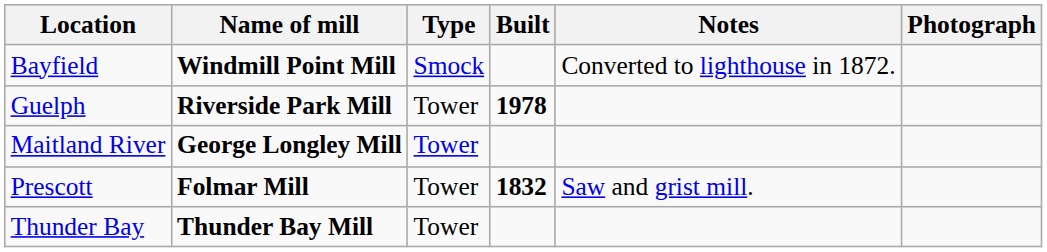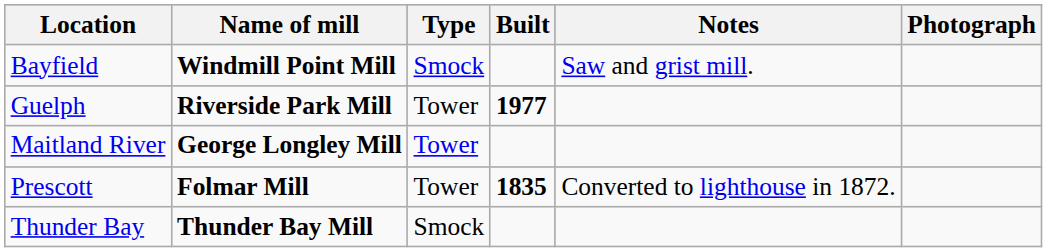(729, 65) Converted to lighthouse in 1872. -> (658, 65) Saw and grist mill.
(521, 105) 1978 -> (521, 105) 1977
(521, 186) 1832 -> (521, 186) 1835
(658, 186) Saw and grist mill. -> (729, 186) Converted to lighthouse in 1872.
(446, 226) Tower -> (449, 226) Smock
